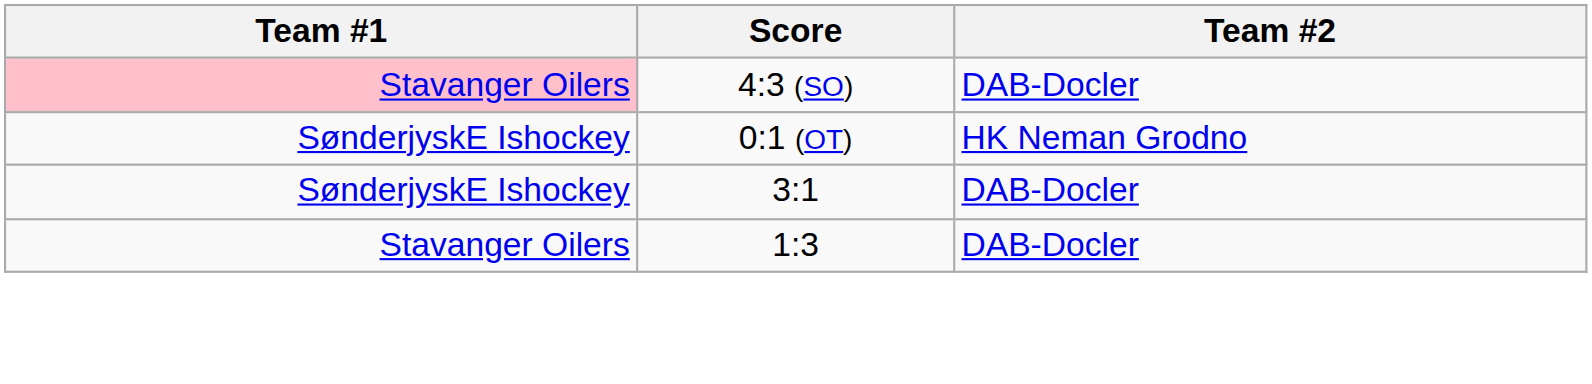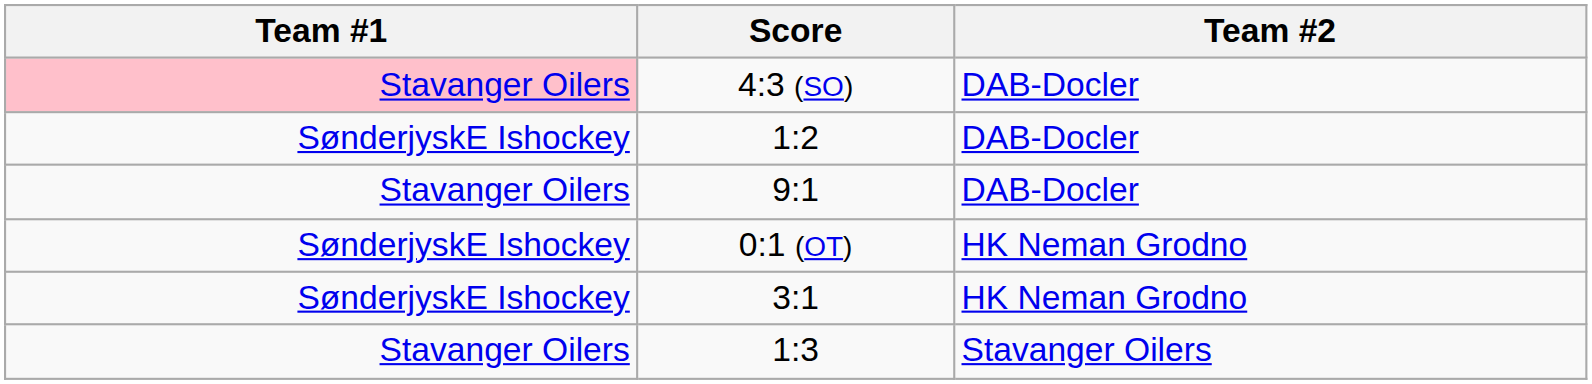+ row: (796, 137)
+ row: (796, 191)
(1050, 191) DAB-Docler -> (1104, 297) HK Neman Grodno
(1050, 244) DAB-Docler -> (1087, 350) Stavanger Oilers
